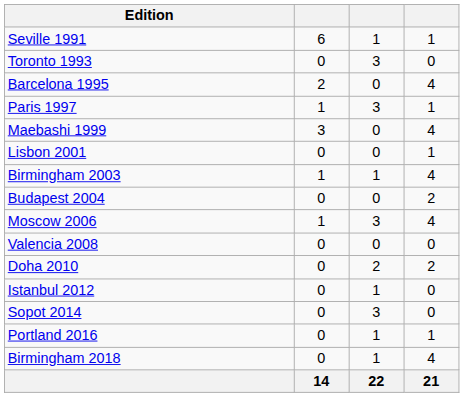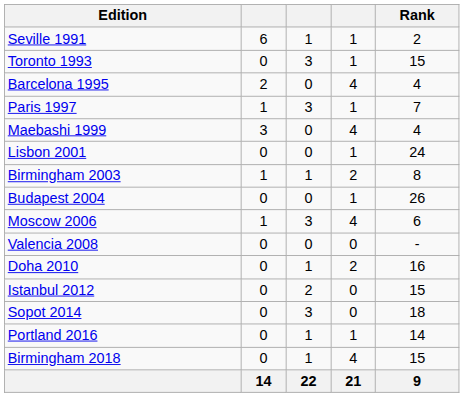+ column: (417, 15)
(431, 61) 0 -> (353, 61) 1
(431, 175) 4 -> (353, 175) 2
(431, 198) 2 -> (353, 198) 1
(376, 267) 2 -> (308, 267) 1
(376, 289) 1 -> (308, 289) 2
